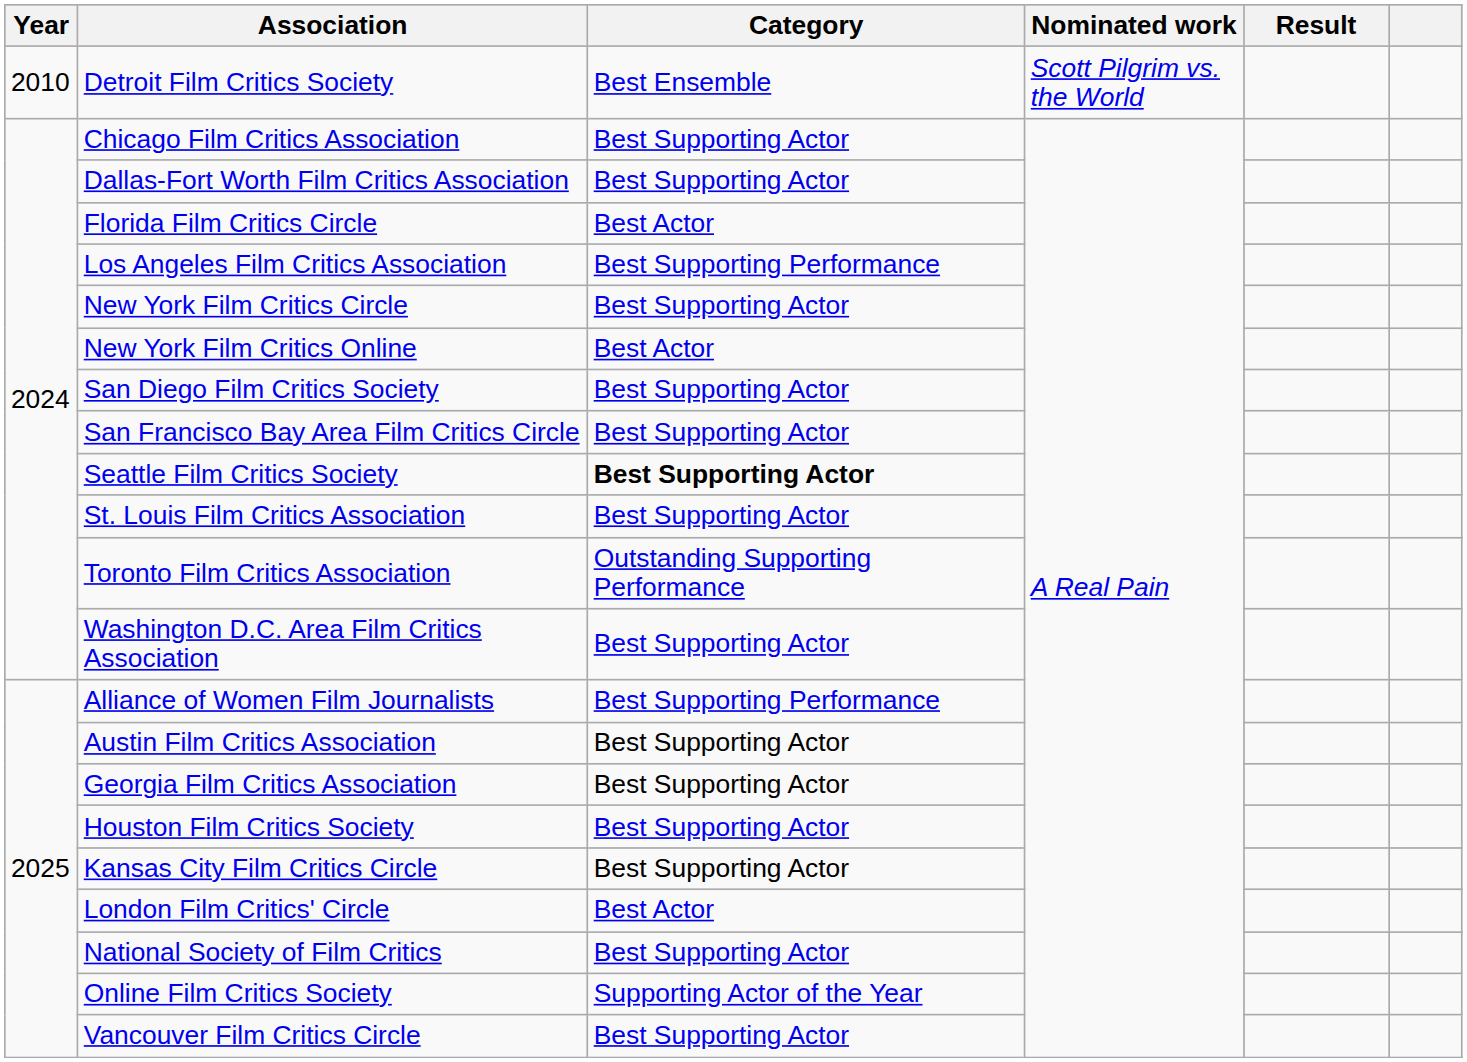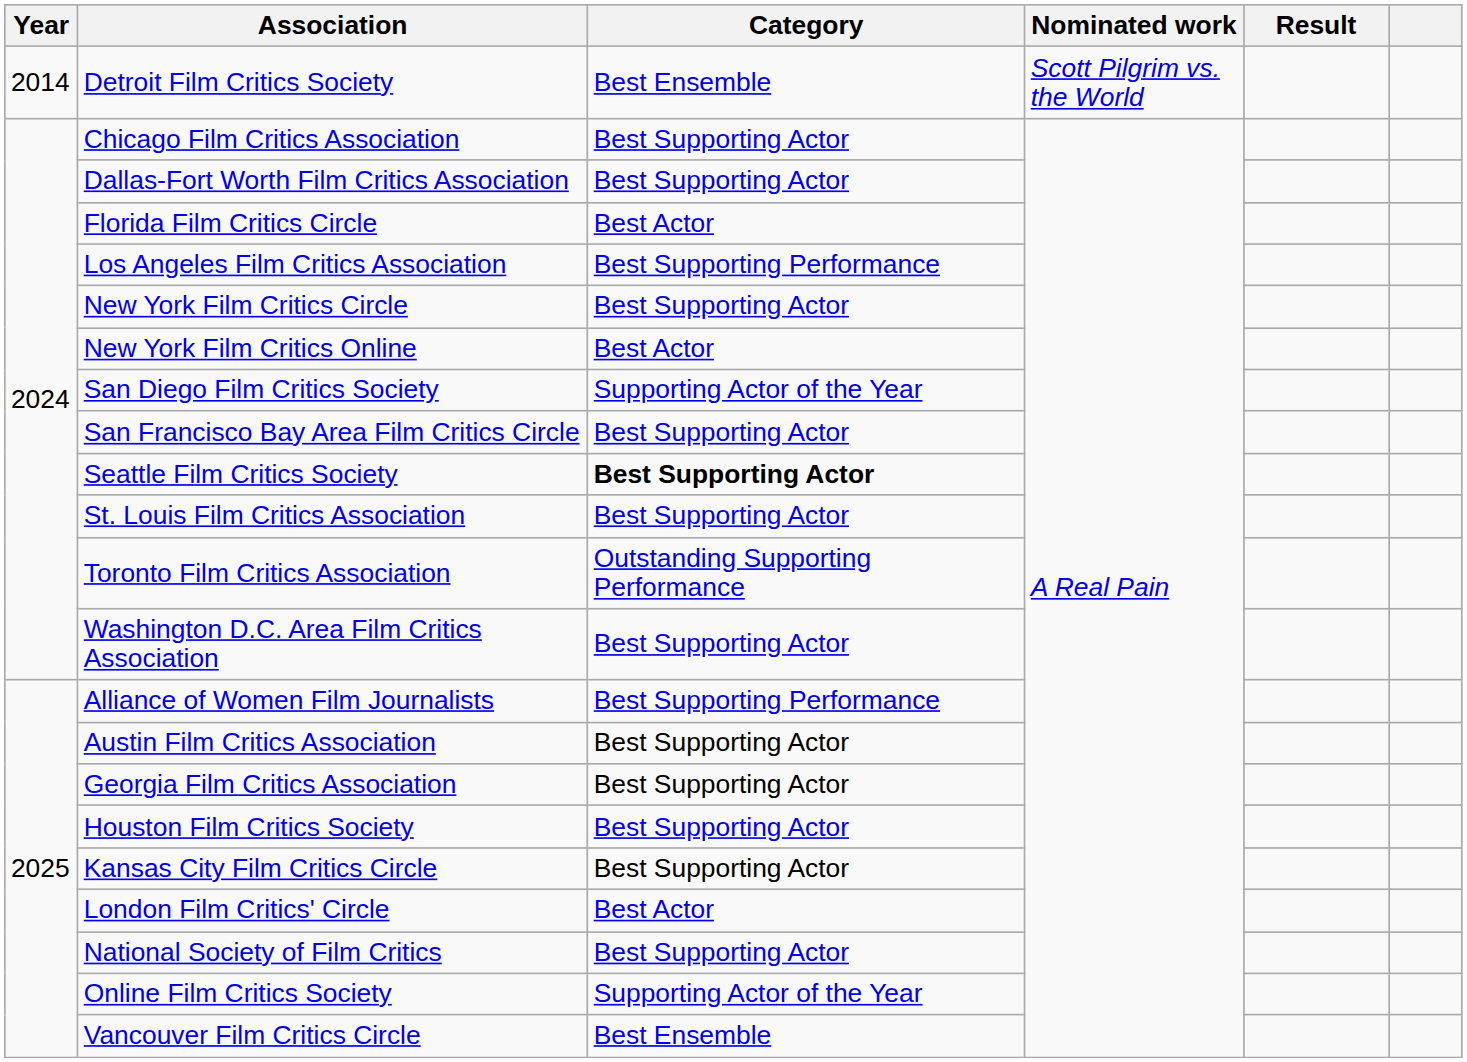(40, 82) 2010 -> (40, 82) 2014
(721, 390) Best Supporting Actor -> (758, 390) Supporting Actor of the Year
(721, 1035) Best Supporting Actor -> (682, 1035) Best Ensemble
